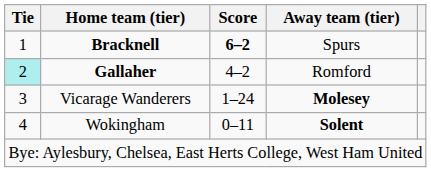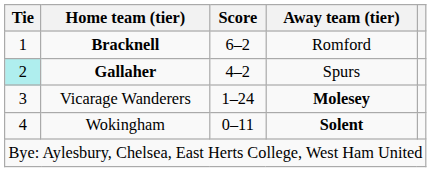(238, 44) bold -> (238, 44) normal
(341, 44) Spurs -> (341, 44) Romford
(341, 71) Romford -> (341, 71) Spurs
